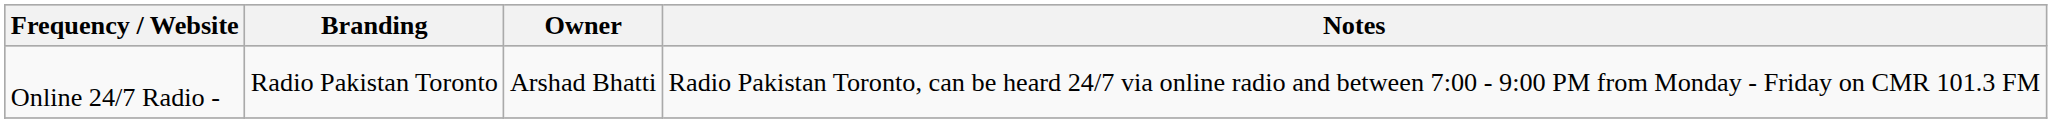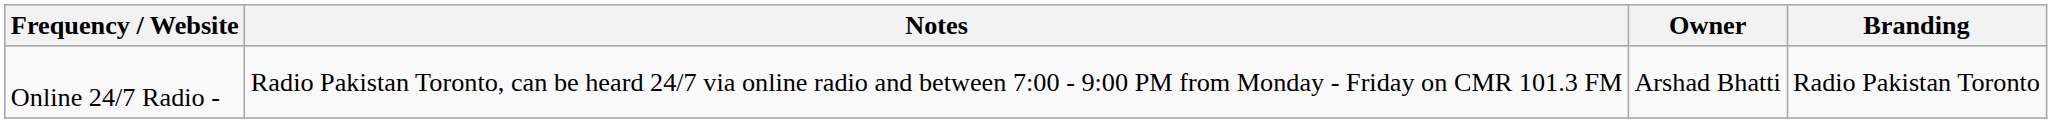columns swapped: (374, 25) <-> (1354, 25)
